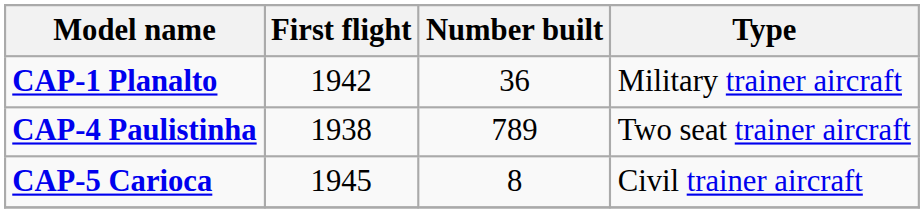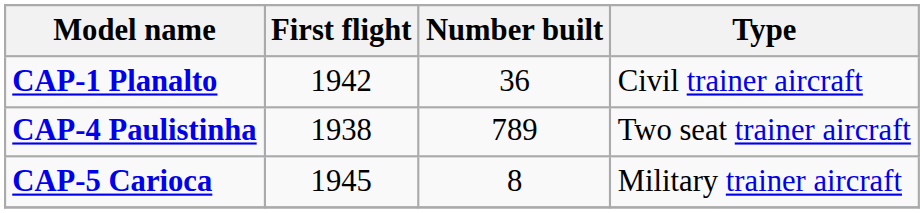(760, 80) Military trainer aircraft -> (740, 80) Civil trainer aircraft
(740, 181) Civil trainer aircraft -> (760, 181) Military trainer aircraft
